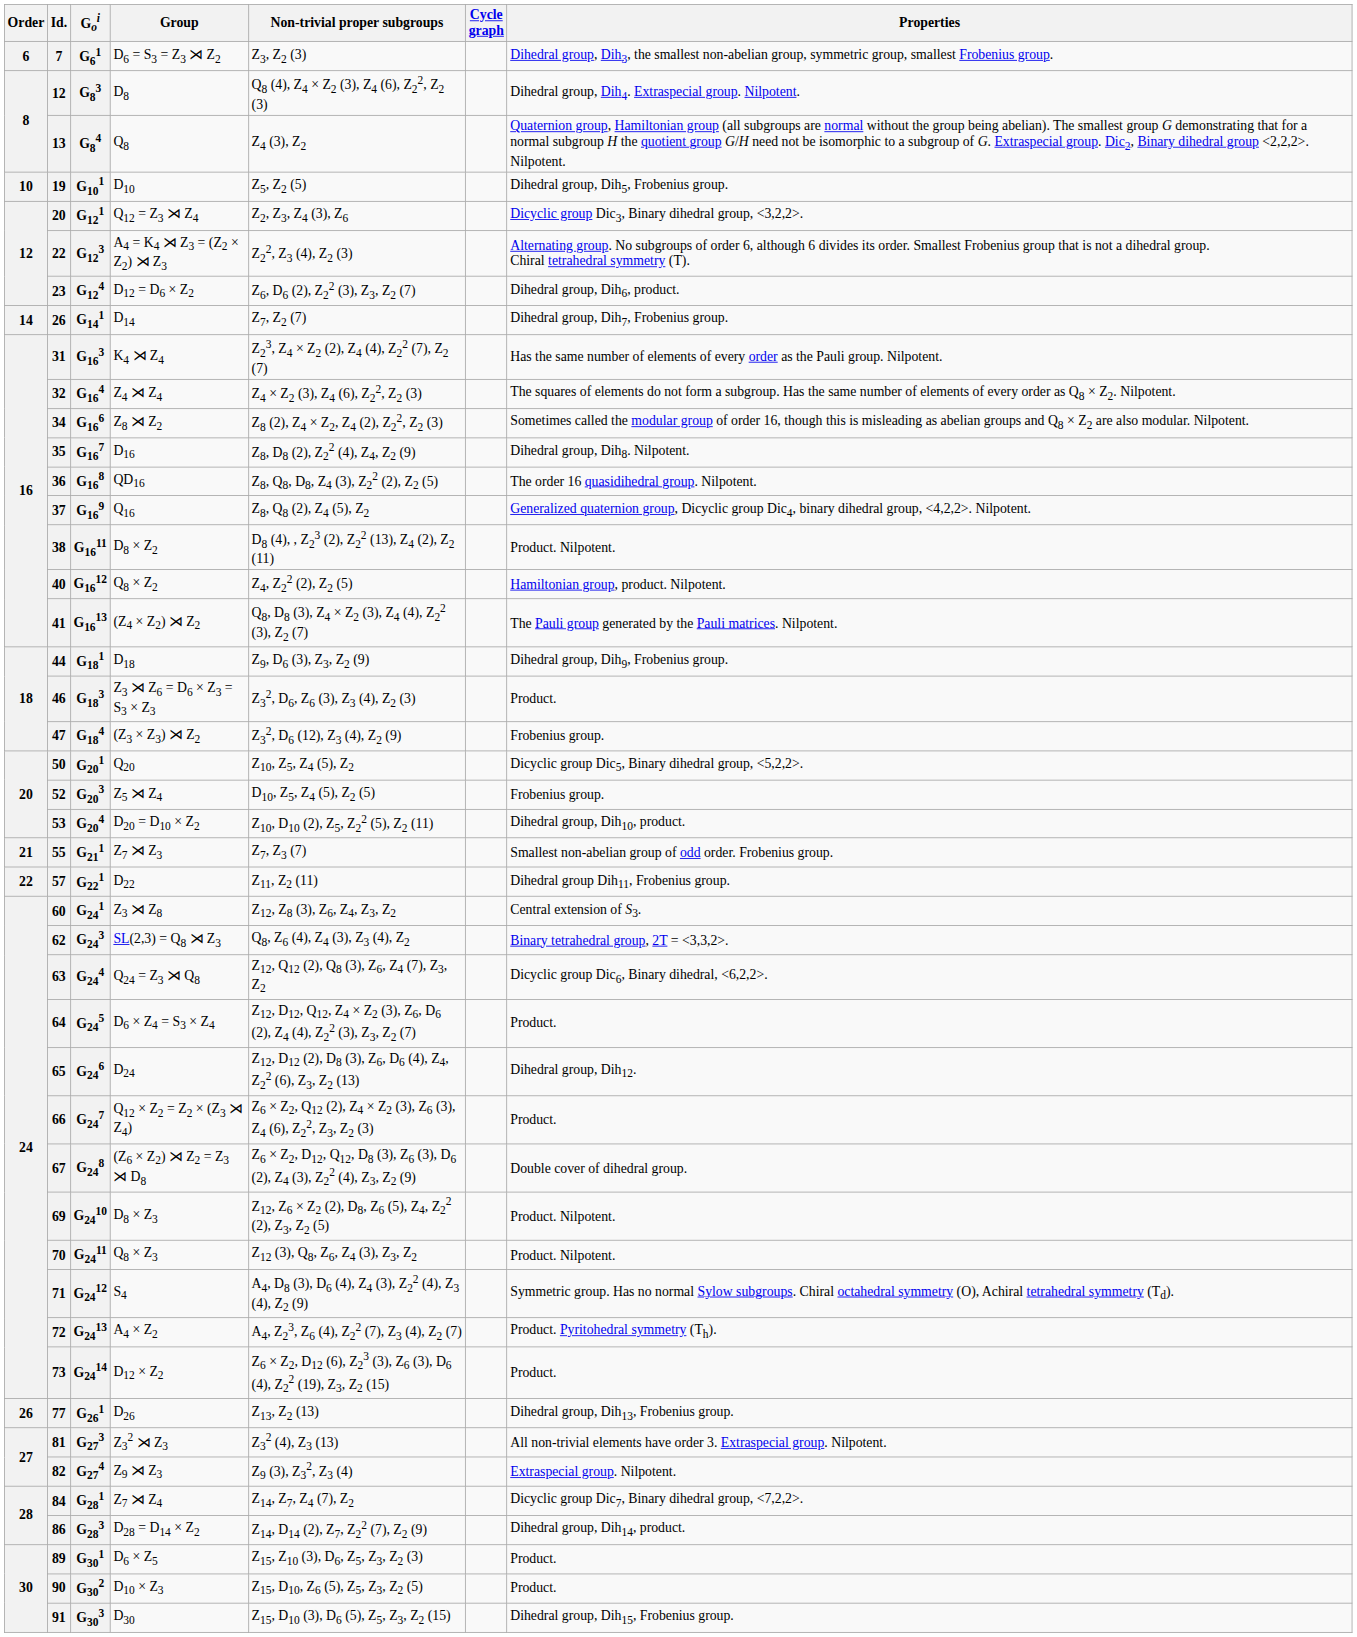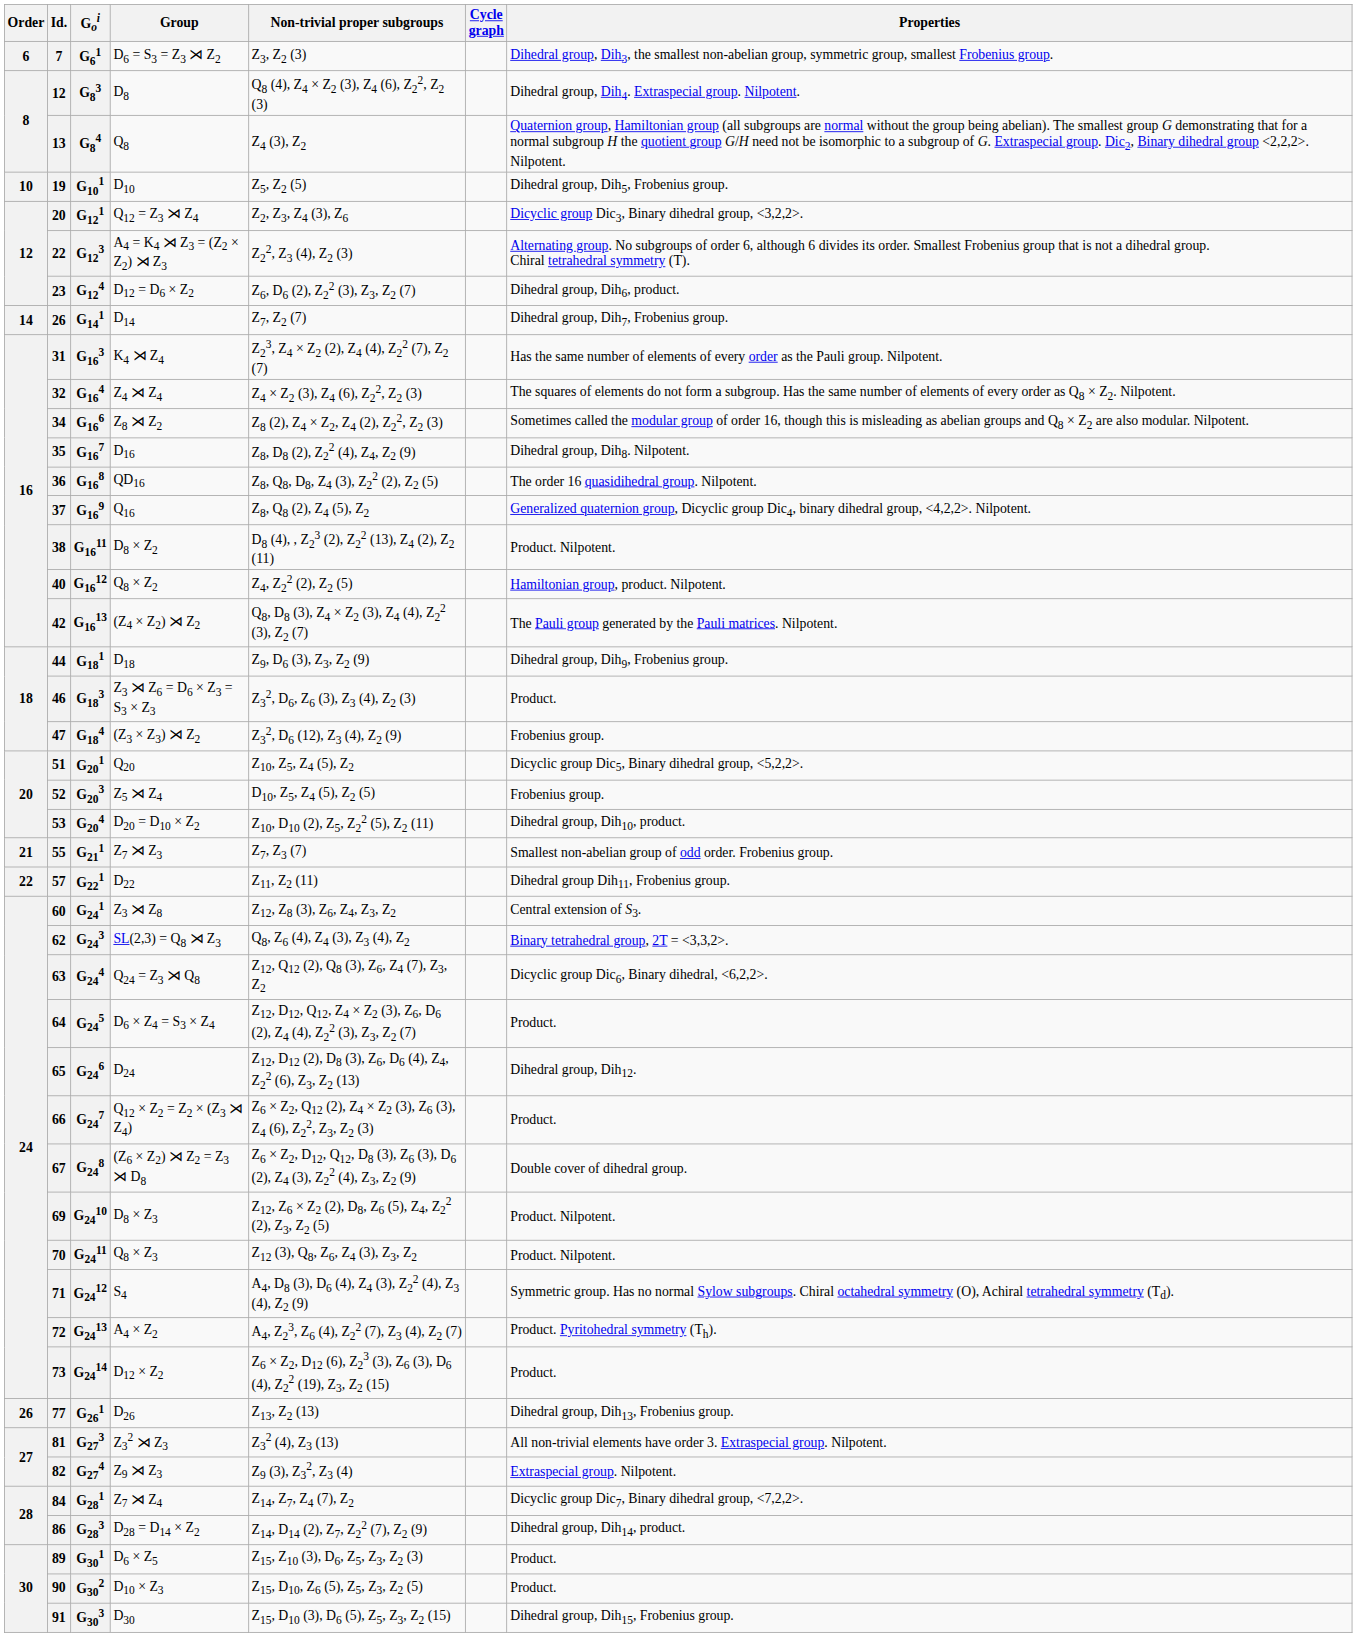(59, 623) 41 -> (59, 623) 42
(59, 765) 50 -> (59, 765) 51
